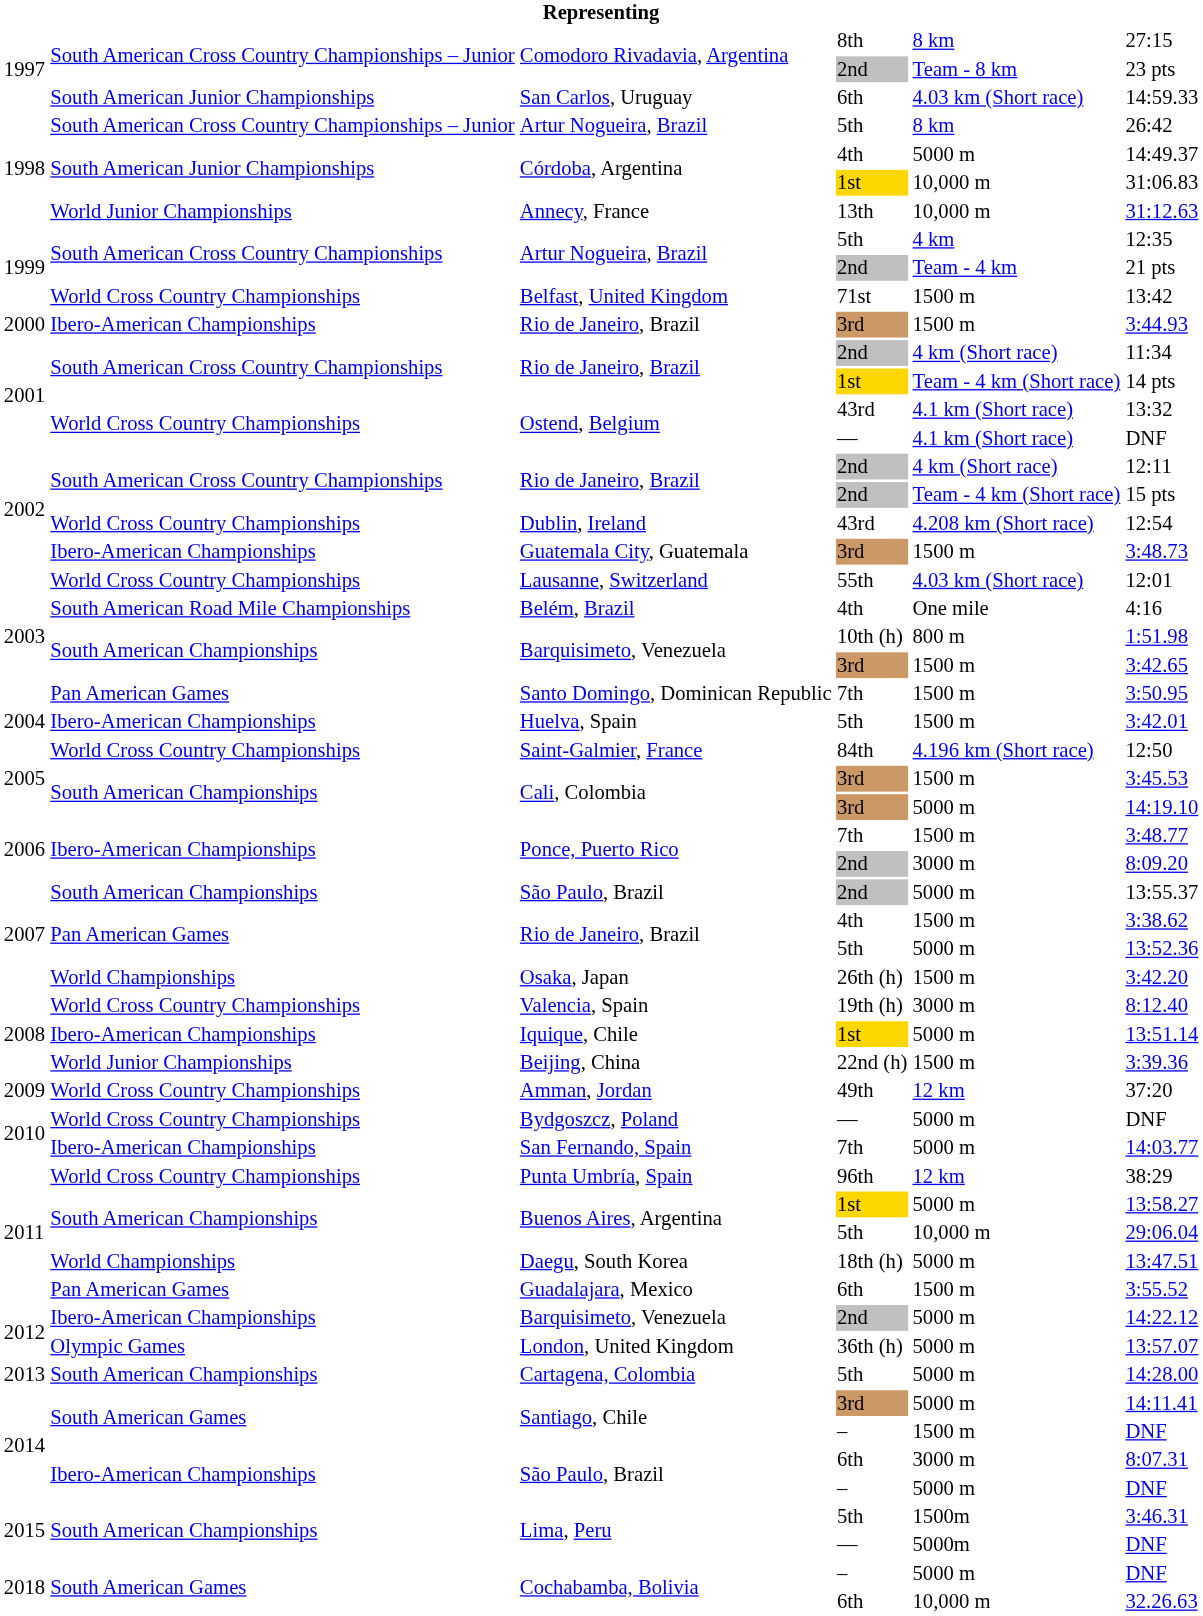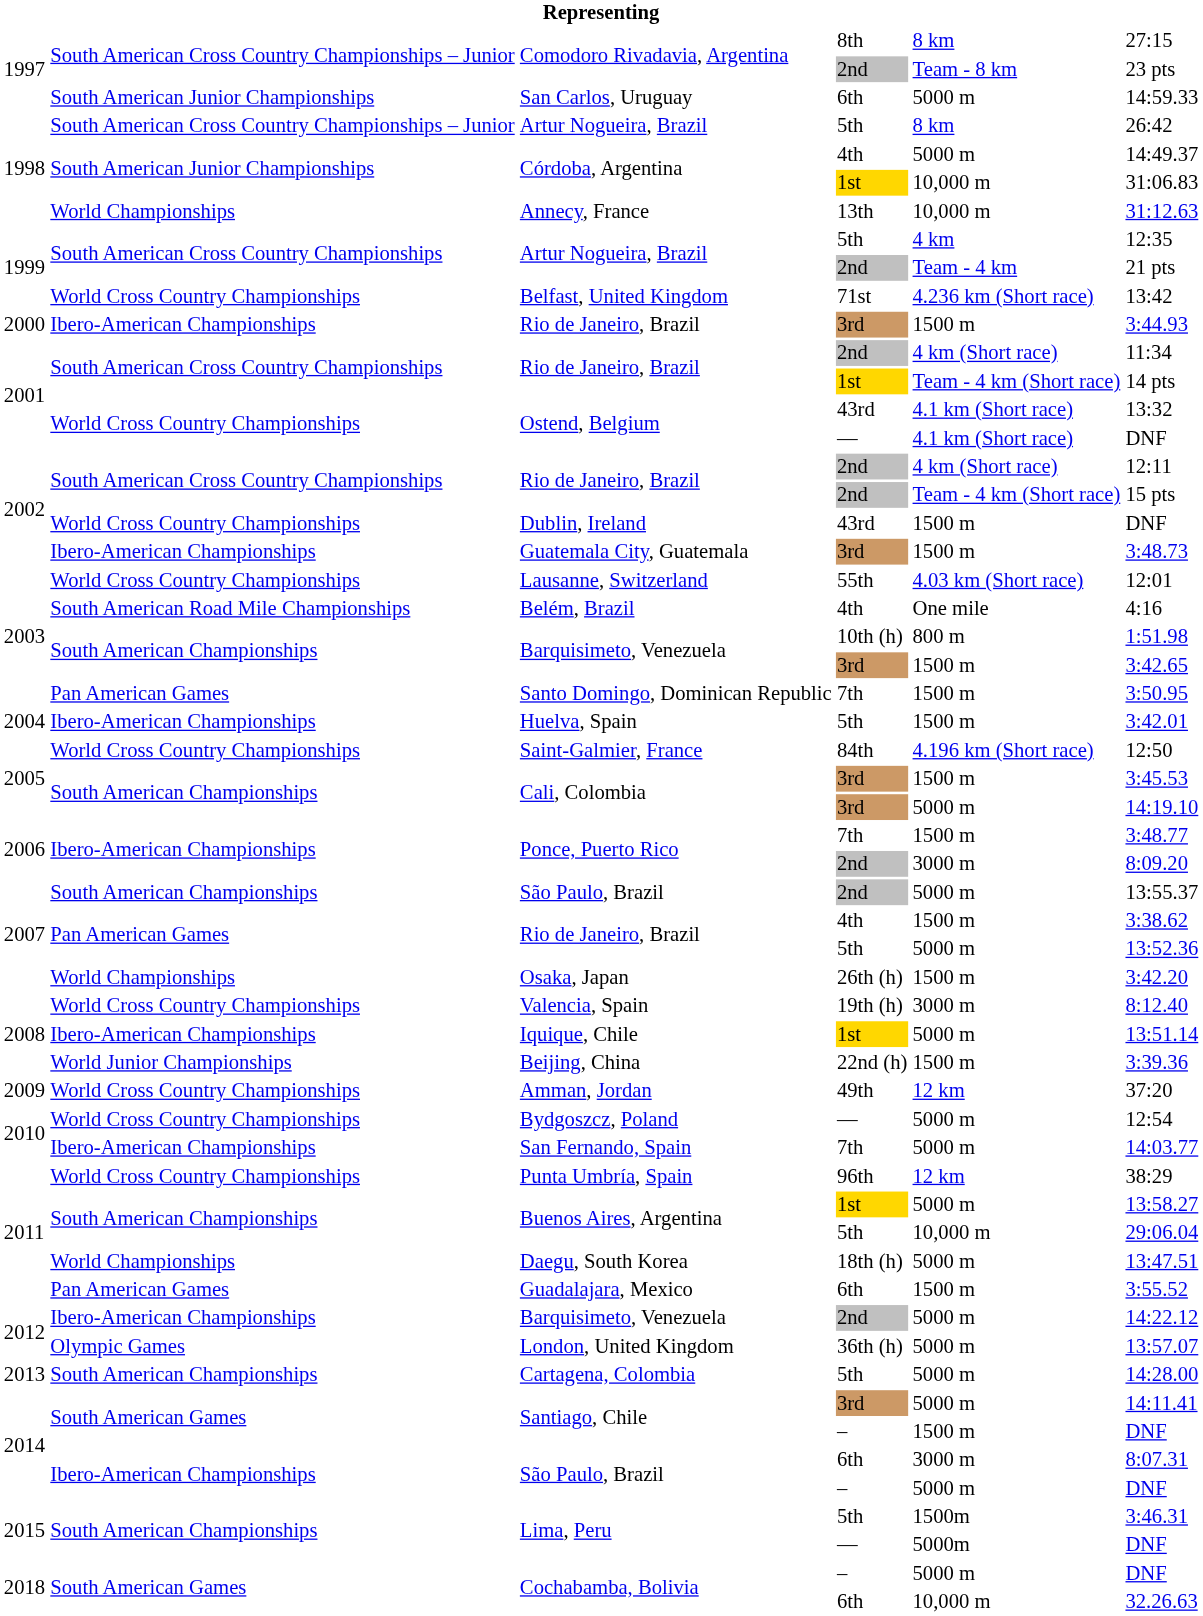(998, 97) 4.03 km (Short race) -> (944, 97) 5000 m
(171, 210) World Junior Championships -> (143, 210) World Championships
(944, 296) 1500 m -> (1003, 296) 4.236 km (Short race)
(1003, 523) 4.208 km (Short race) -> (944, 523) 1500 m
(1149, 523) 12:54 -> (1146, 523) DNF
(1146, 1119) DNF -> (1149, 1119) 12:54
